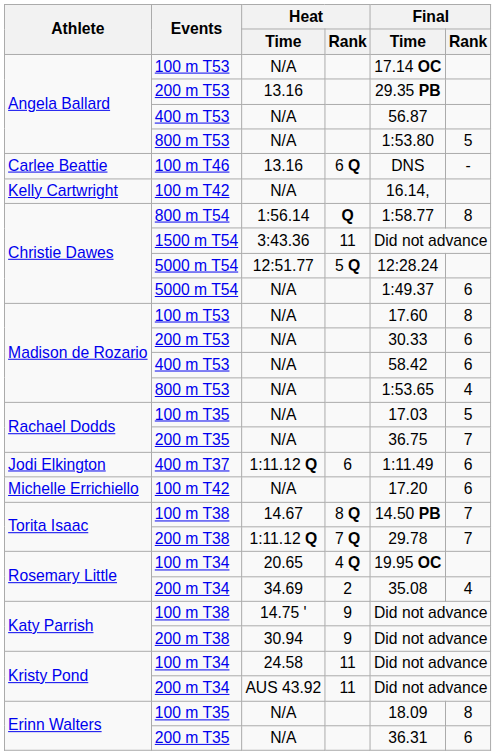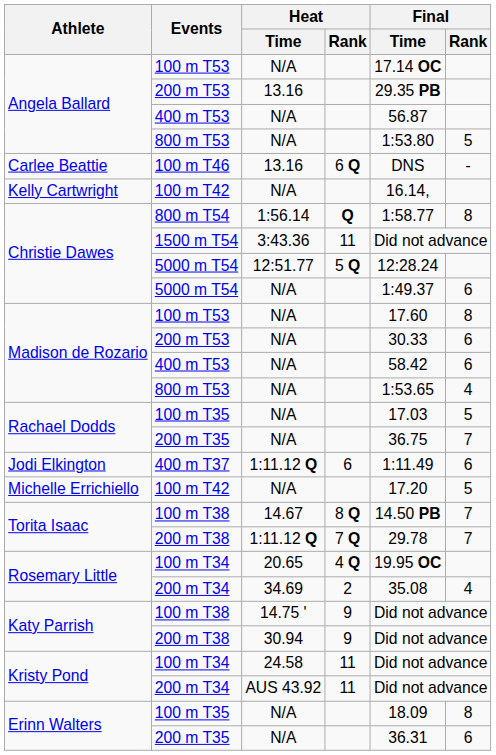(468, 489) 6 -> (468, 489) 5
